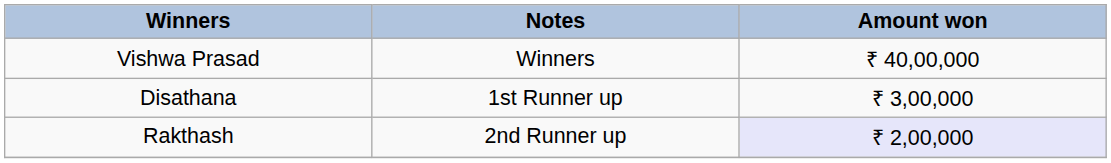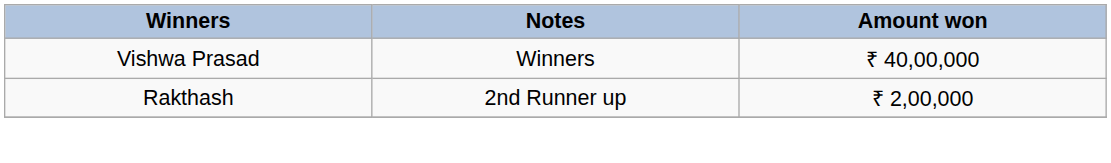- row: (188, 97)
(923, 138) lavender background -> (923, 98) no background
